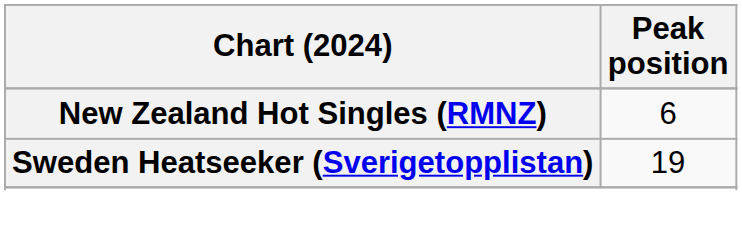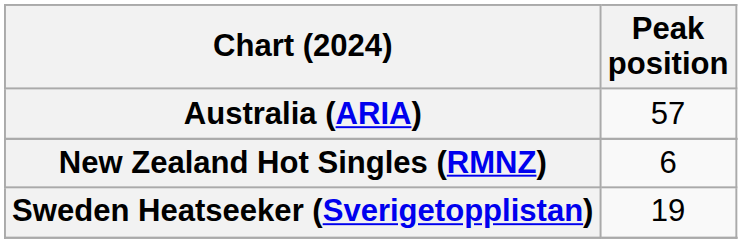+ row: (303, 113)
